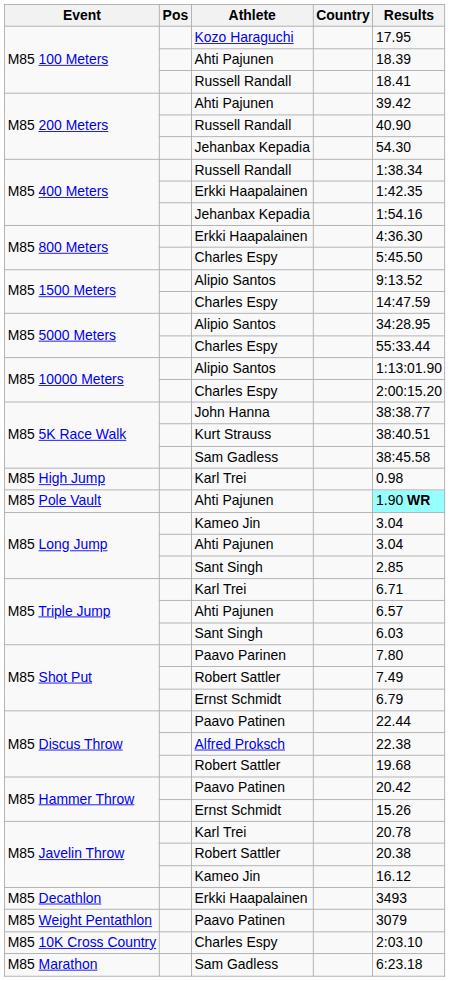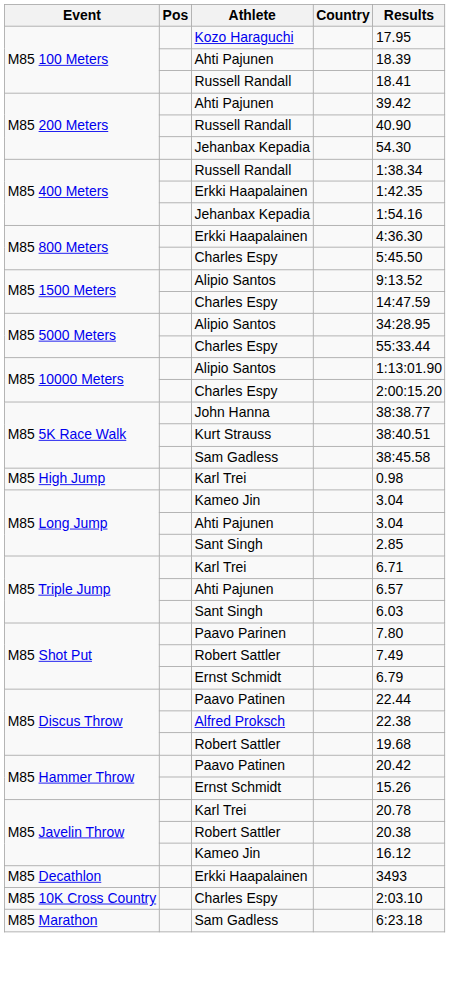- row: (54, 501)
- row: (80, 920)
